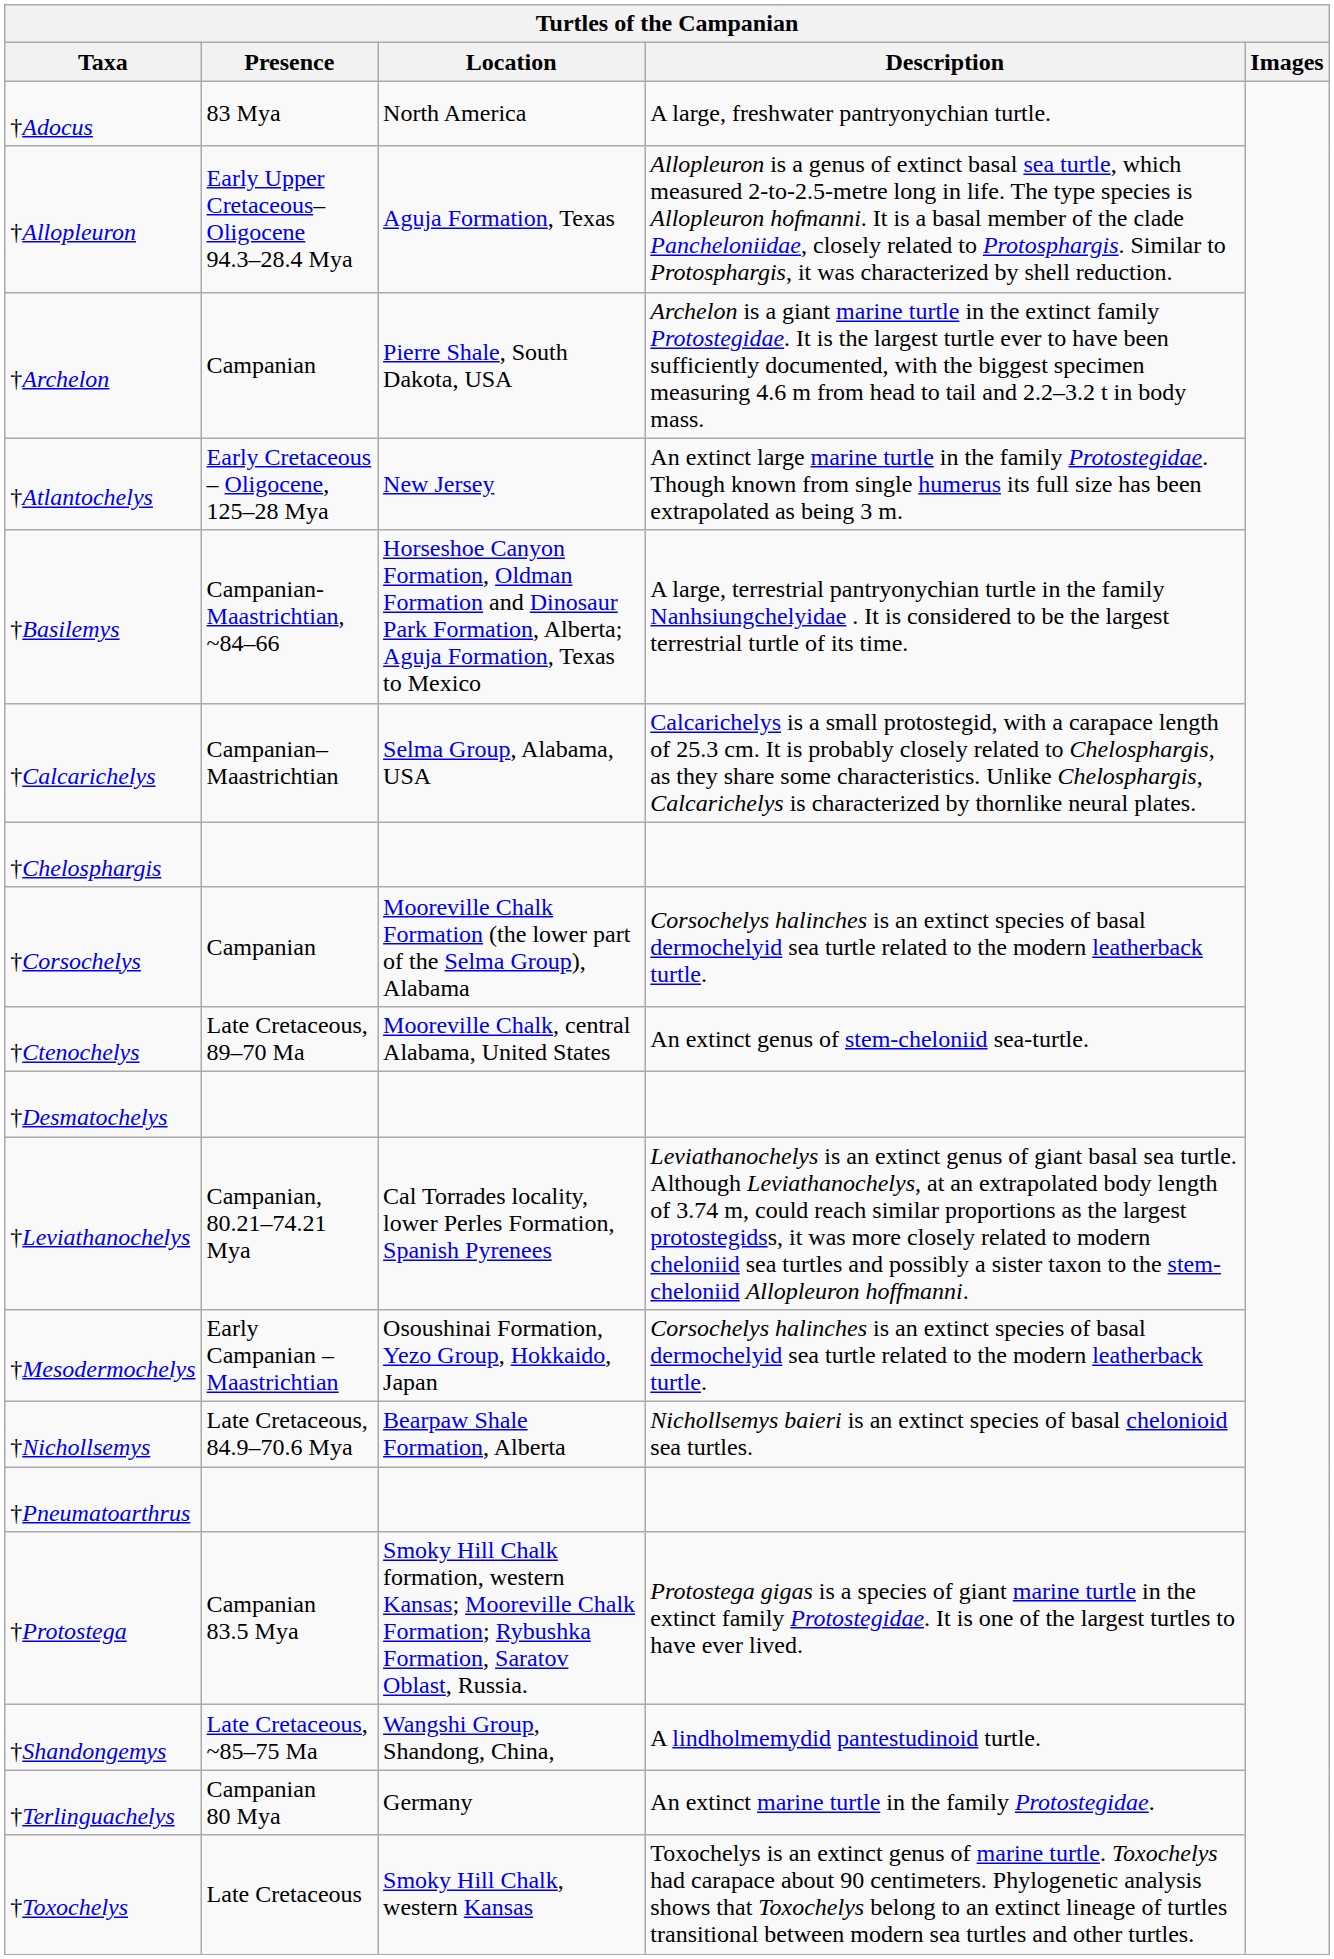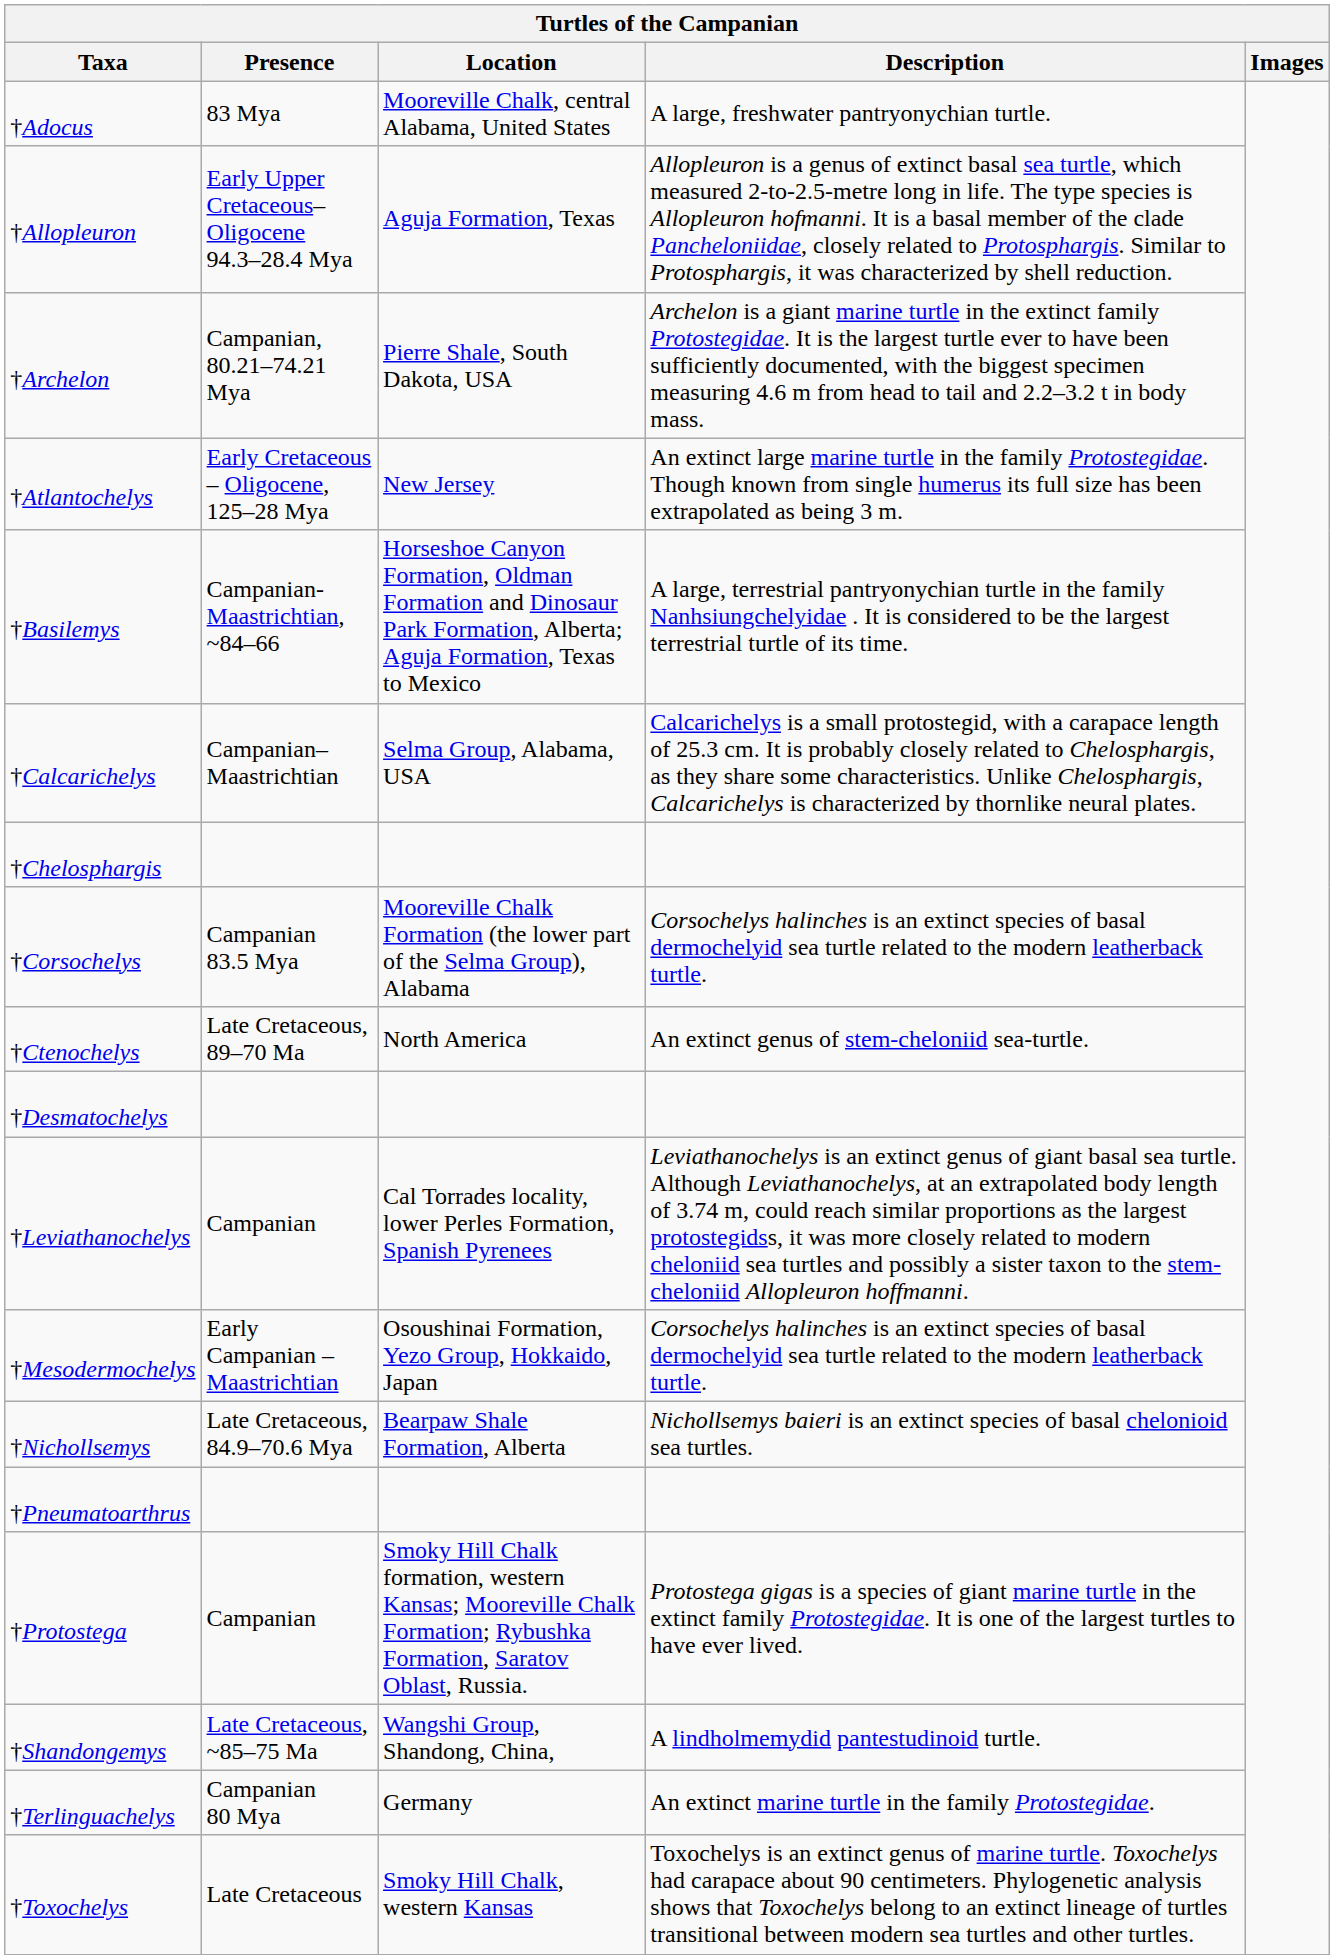(455, 113) North America -> (507, 113) Mooreville Chalk, central Alabama, United States
(261, 364) Campanian -> (267, 364) Campanian, 80.21–74.21 Mya
(261, 946) Campanian -> (261, 946) Campanian 83.5 Mya
(507, 1038) Mooreville Chalk, central Alabama, United States -> (455, 1038) North America
(267, 1222) Campanian, 80.21–74.21 Mya -> (261, 1222) Campanian
(261, 1618) Campanian 83.5 Mya -> (261, 1618) Campanian
